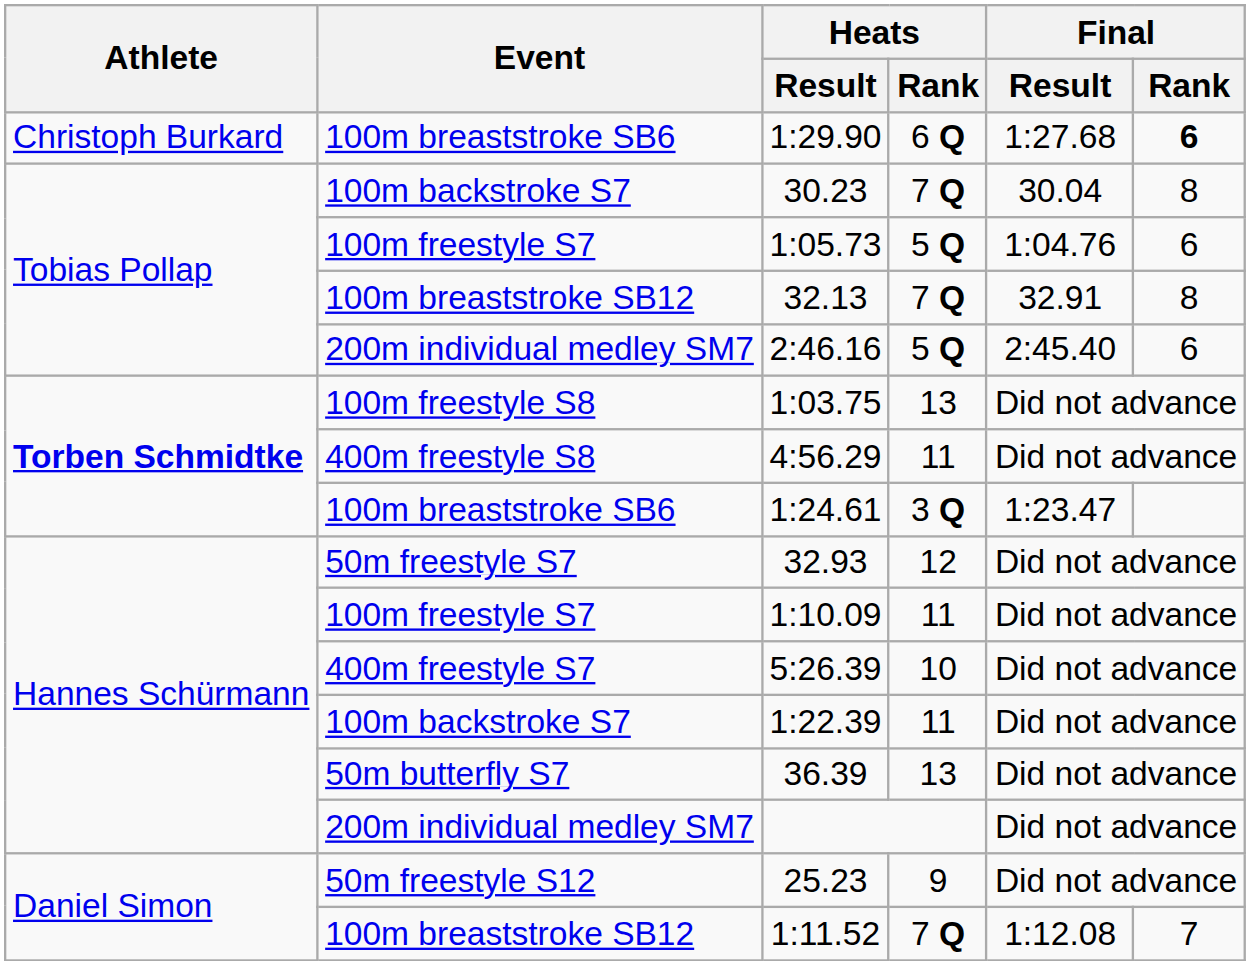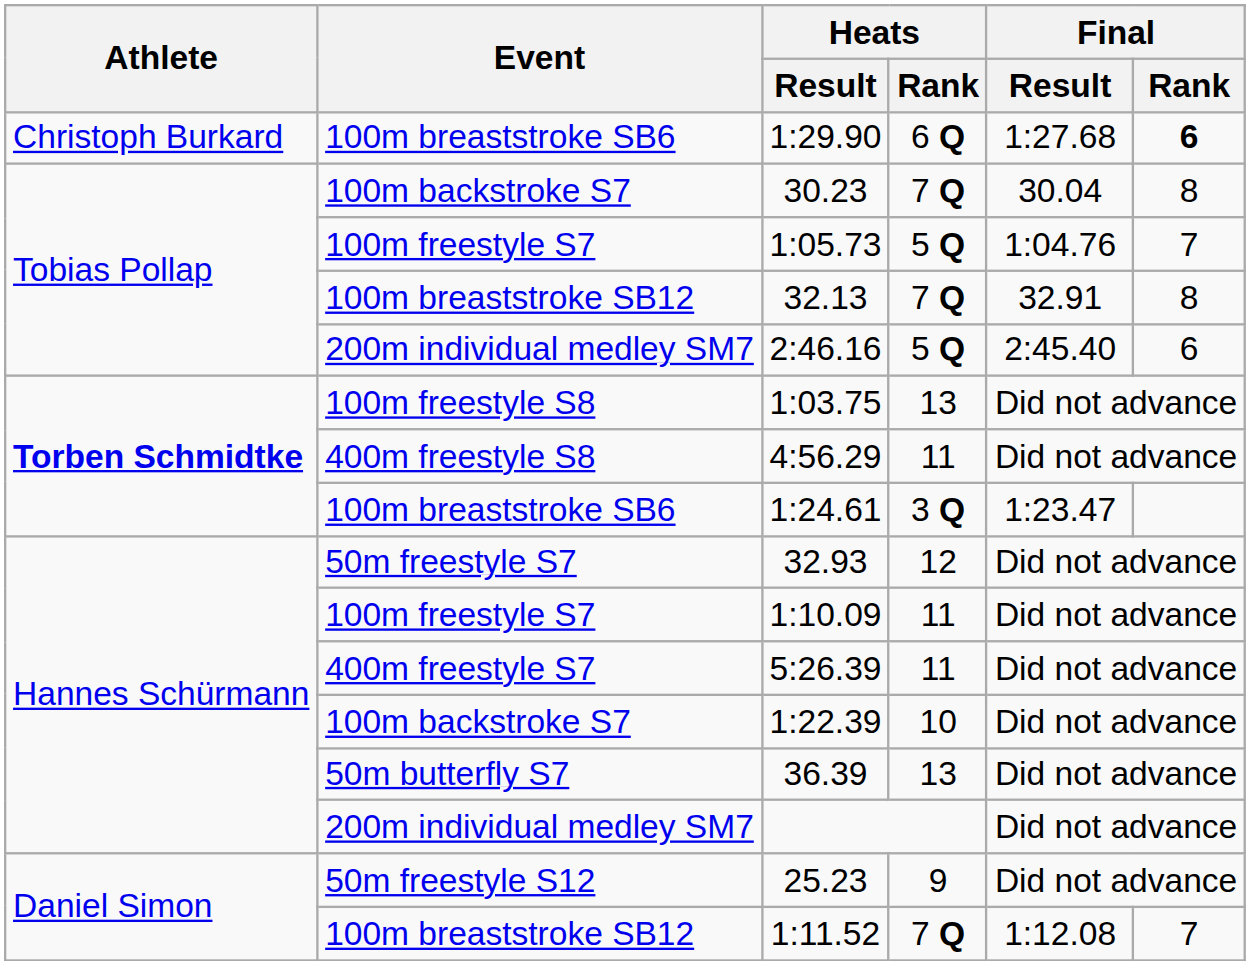(1189, 244) 6 -> (1189, 244) 7
(938, 668) 10 -> (938, 668) 11
(938, 721) 11 -> (938, 721) 10
